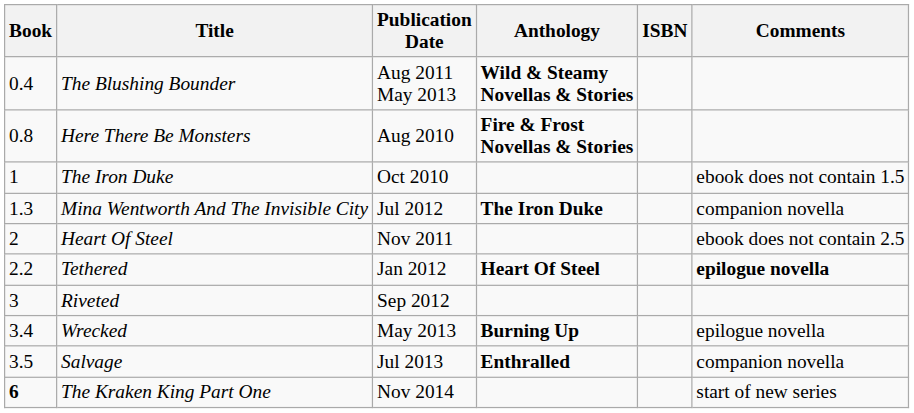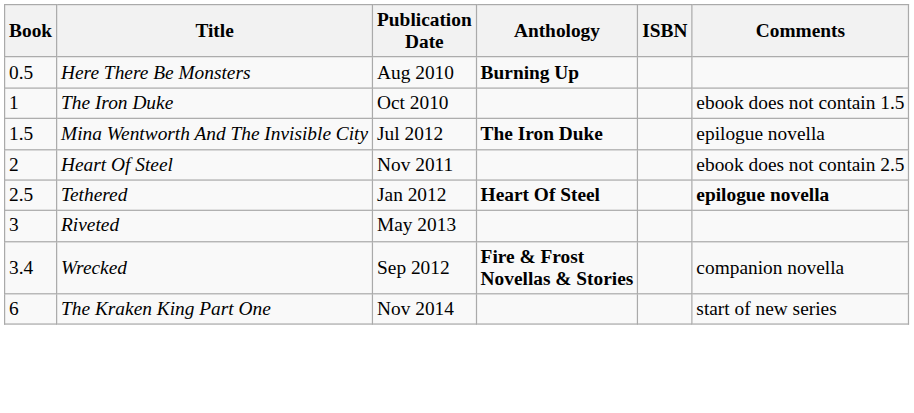- row: (148, 83)
(21, 135) 0.8 -> (21, 72) 0.5
(557, 135) Fire & Frost Novellas & Stories -> (530, 72) Burning Up
(21, 208) 1.3 -> (21, 133) 1.5
(770, 208) companion novella -> (761, 133) epilogue novella
(21, 269) 2.2 -> (21, 195) 2.5
(413, 300) Sep 2012 -> (417, 225) May 2013
(417, 330) May 2013 -> (413, 267) Sep 2012
(530, 330) Burning Up -> (557, 267) Fire & Frost Novellas & Stories
(761, 330) epilogue novella -> (770, 267) companion novella
- row: (92, 361)
(14, 392) bold -> (14, 309) normal
